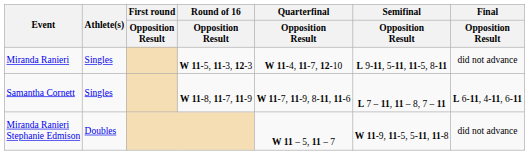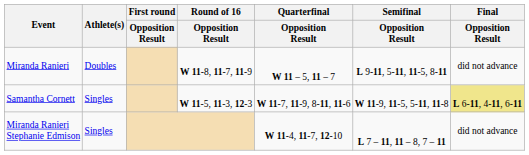(99, 60) Singles -> (100, 66) Doubles
(216, 66) W 11-5, 11-3, 12-3 -> (216, 72) W 11-8, 11-7, 11-9
(304, 66) W 11-4, 11-7, 12-10 -> (304, 77) W 11 – 5, 11 – 7
(216, 99) W 11-8, 11-7, 11-9 -> (216, 104) W 11-5, 11-3, 12-3
(402, 104) L 7 – 11, 11 – 8, 7 – 11 -> (402, 104) W 11-9, 11-5, 5-11, 11-8
(487, 99) no background -> (487, 104) khaki background
(100, 131) Doubles -> (99, 131) Singles
(304, 142) W 11 – 5, 11 – 7 -> (304, 137) W 11-4, 11-7, 12-10
(402, 137) W 11-9, 11-5, 5-11, 11-8 -> (402, 142) L 7 – 11, 11 – 8, 7 – 11
